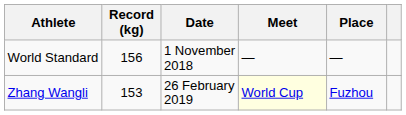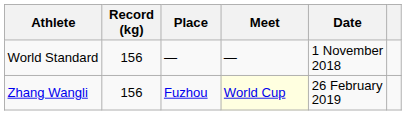columns swapped: (200, 22) <-> (356, 22)
(132, 93) 153 -> (132, 93) 156
